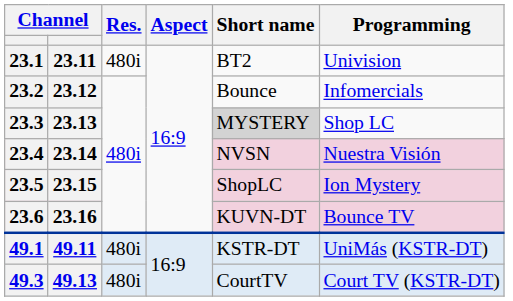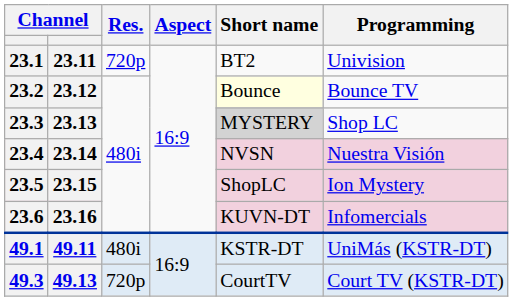(124, 60) 480i -> (126, 60) 720p
(247, 91) no background -> (250, 91) lightyellow background
(373, 91) Infomercials -> (373, 91) Bounce TV
(369, 216) Bounce TV -> (377, 216) Infomercials
(124, 280) 480i -> (126, 280) 720p
